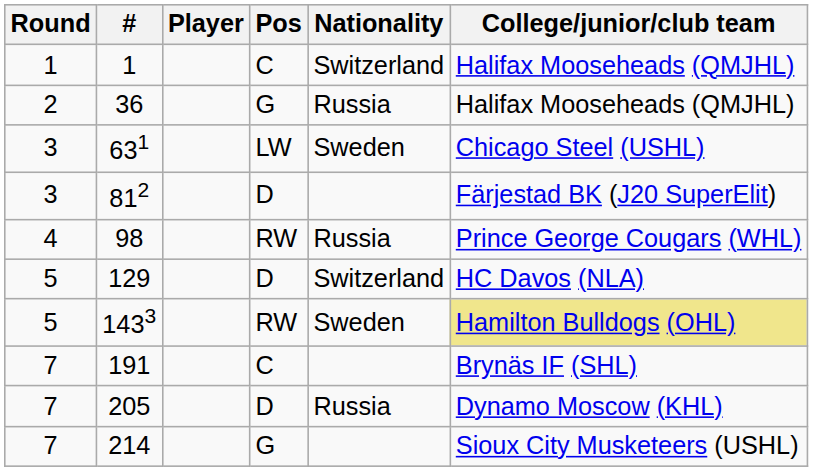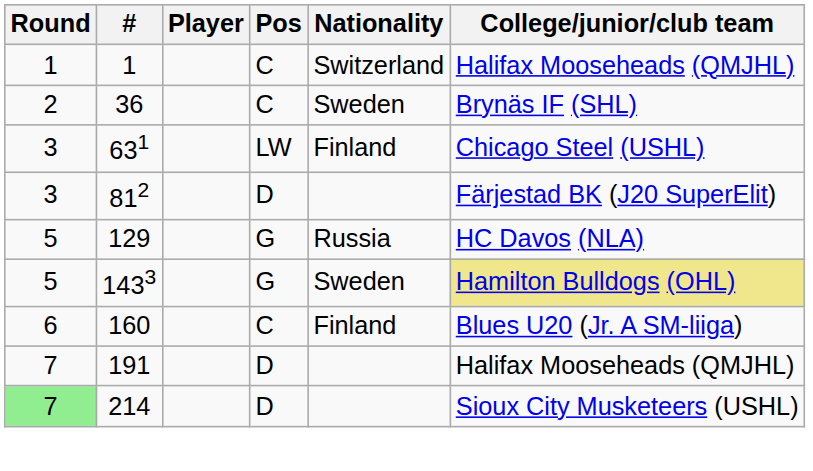(265, 104) G -> (265, 104) C
(352, 104) Russia -> (359, 104) Sweden
(625, 104) Halifax Mooseheads (QMJHL) -> (546, 104) Brynäs IF (SHL)
(359, 148) Sweden -> (355, 148) Finland
- row: (129, 238)
(265, 278) D -> (265, 238) G
(379, 278) Switzerland -> (352, 238) Russia
(276, 322) RW -> (265, 282) G
+ row: (129, 325)
(265, 365) C -> (265, 365) D
(546, 365) Brynäs IF (SHL) -> (625, 365) Halifax Mooseheads (QMJHL)
- row: (129, 405)
(51, 445) no background -> (51, 405) lightgreen background
(265, 445) G -> (265, 405) D
